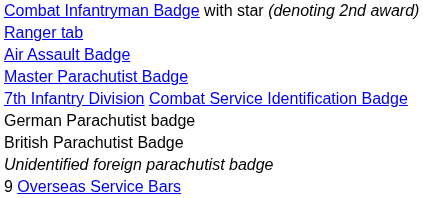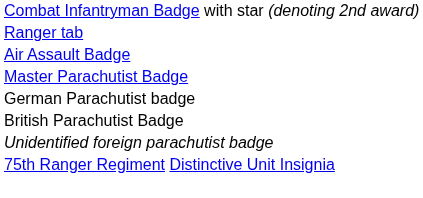- row: (206, 98)
+ row: (169, 164)
- row: (92, 186)
